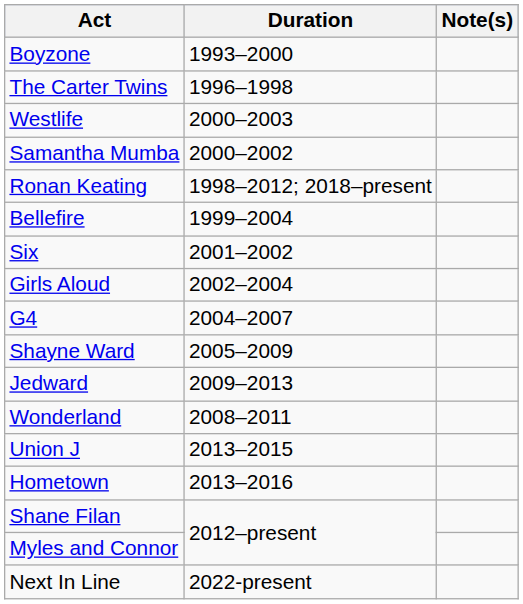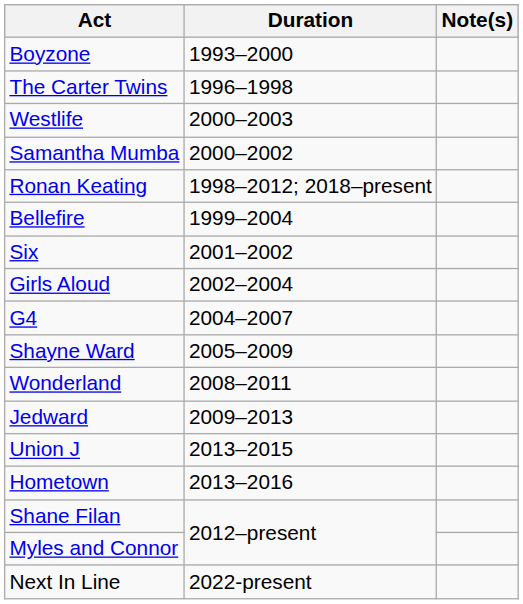rows swapped: (49, 383) <-> (65, 416)
